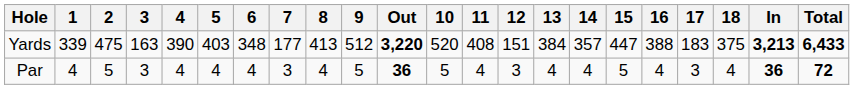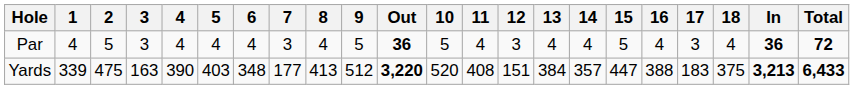rows swapped: (30, 44) <-> (30, 71)
